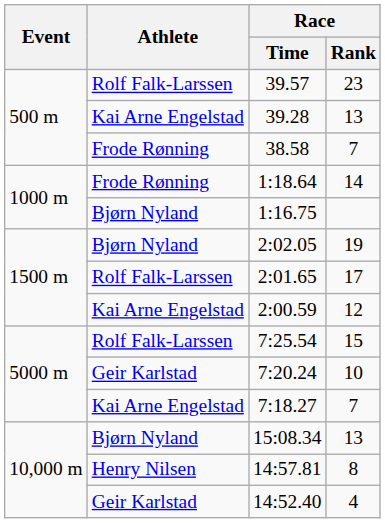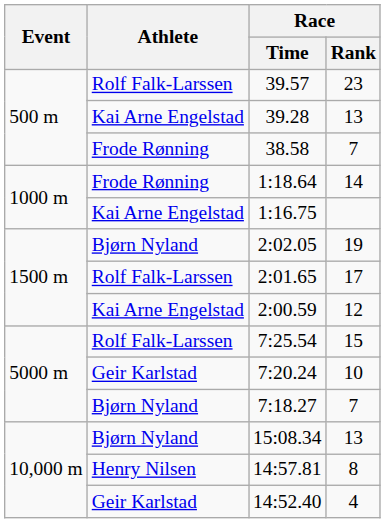(145, 213) Bjørn Nyland -> (168, 213) Kai Arne Engelstad
(168, 405) Kai Arne Engelstad -> (145, 405) Bjørn Nyland
